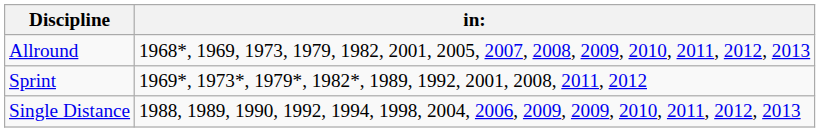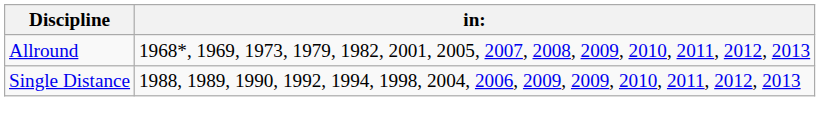- row: (33, 80)
